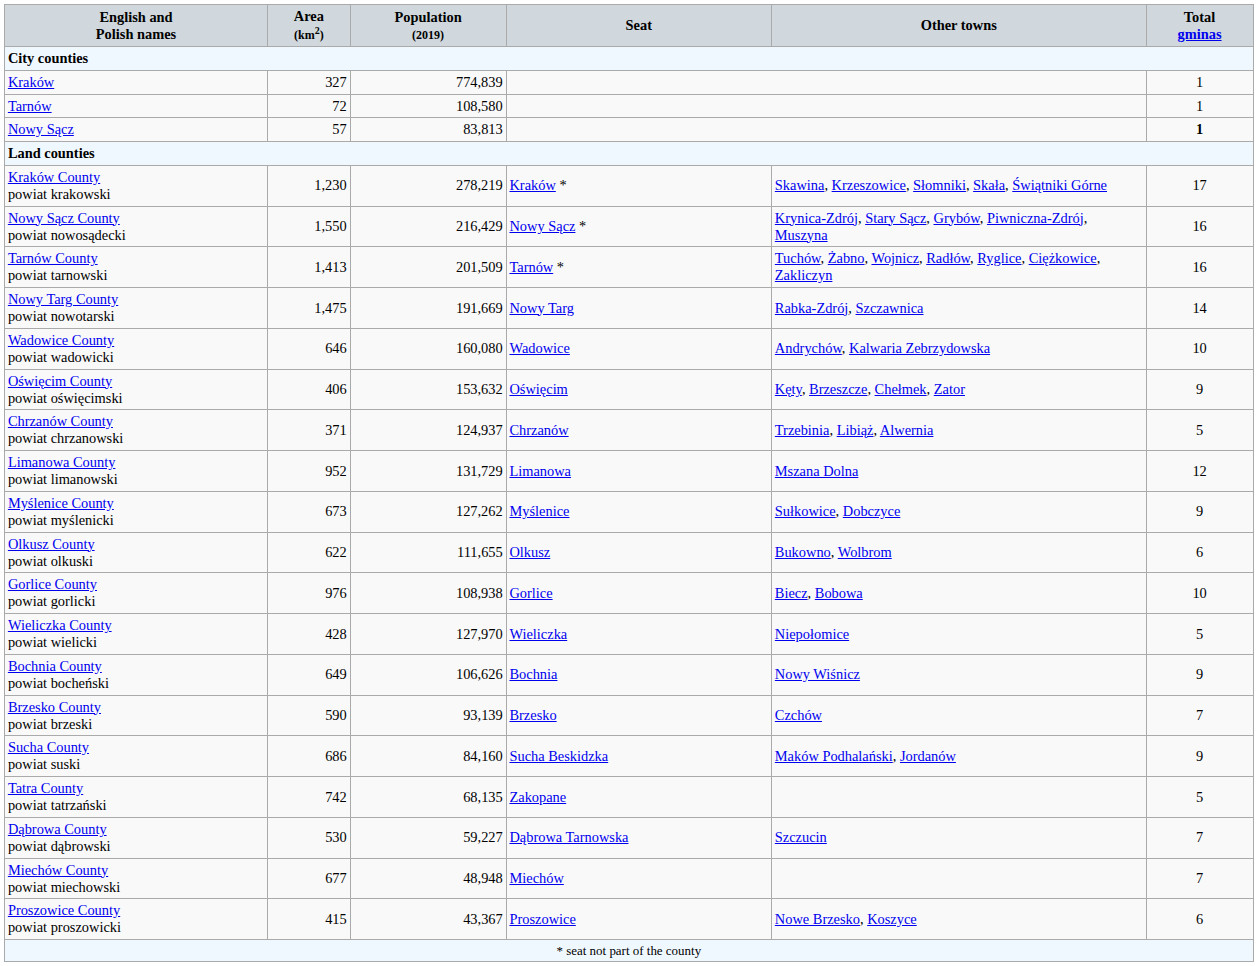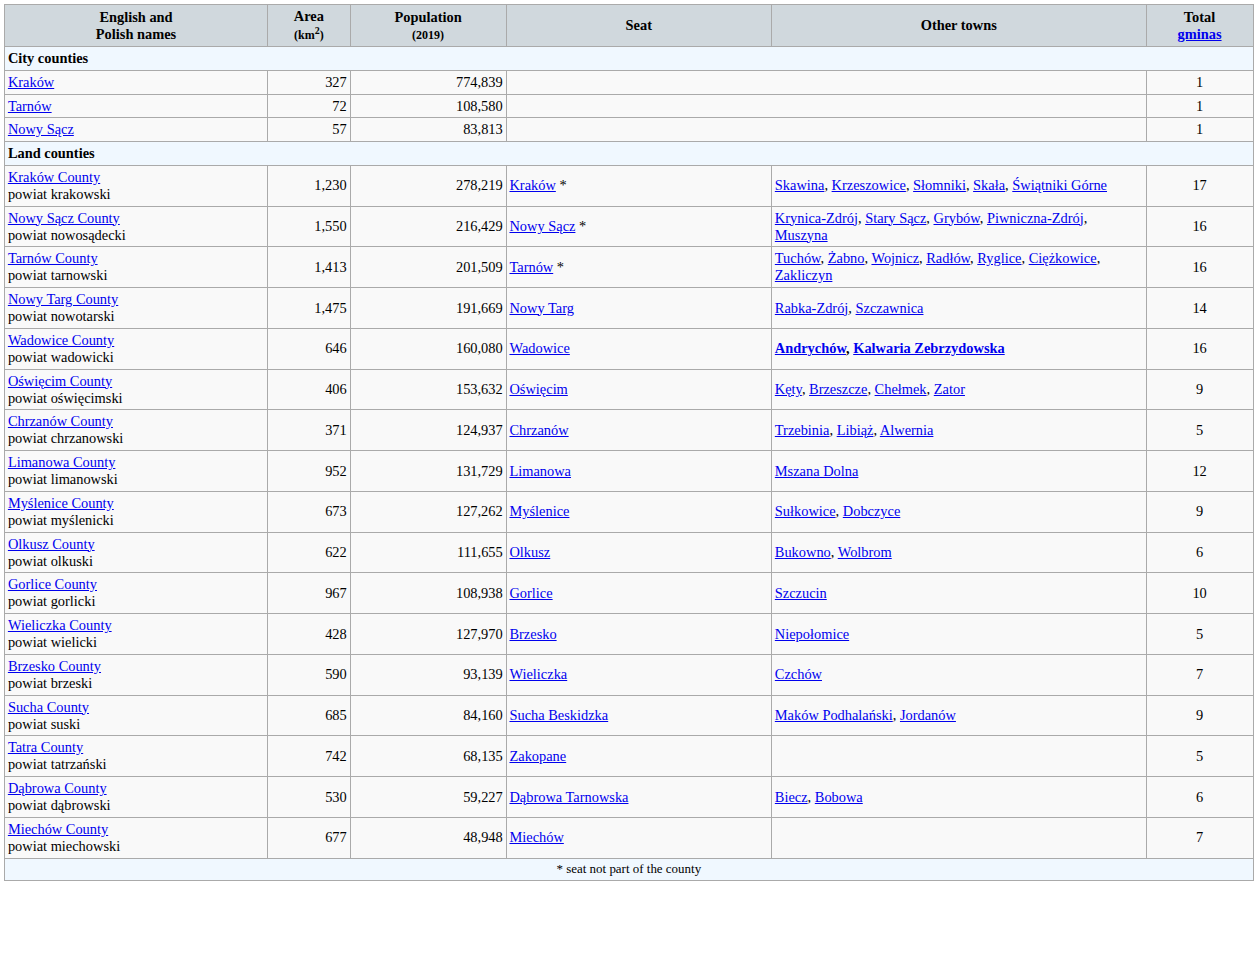(1200, 129) bold -> (1200, 129) normal
(882, 348) normal -> (890, 348) bold
(1200, 348) 10 -> (1200, 348) 16
(336, 593) 976 -> (336, 593) 967
(819, 593) Biecz, Bobowa -> (801, 593) Szczucin
(538, 634) Wieliczka -> (533, 634) Brzesko
- row: (58, 674)
(533, 715) Brzesko -> (538, 674) Wieliczka
(336, 756) 686 -> (336, 715) 685
(801, 837) Szczucin -> (819, 797) Biecz, Bobowa
(1200, 837) 7 -> (1200, 797) 6
- row: (64, 919)
